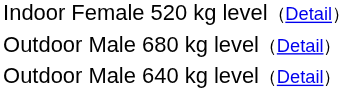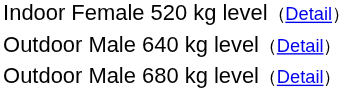rows swapped: (172, 76) <-> (172, 44)
